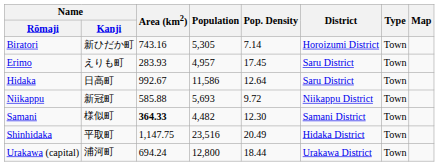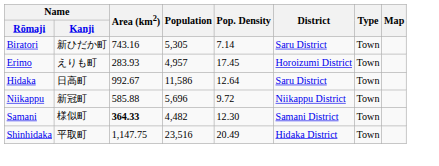(341, 45) Horoizumi District -> (301, 45) Saru District
(328, 63) Saru District -> (314, 63) Horoizumi District
(203, 99) 5,693 -> (176, 99) 5,696
- row: (43, 152)
